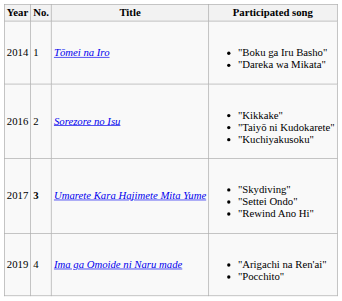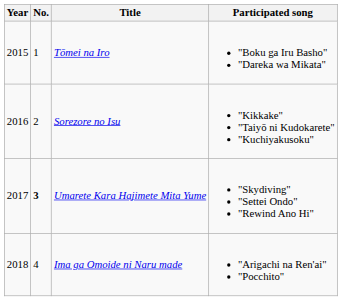(18, 52) 2014 -> (18, 52) 2015
(18, 264) 2019 -> (18, 264) 2018
